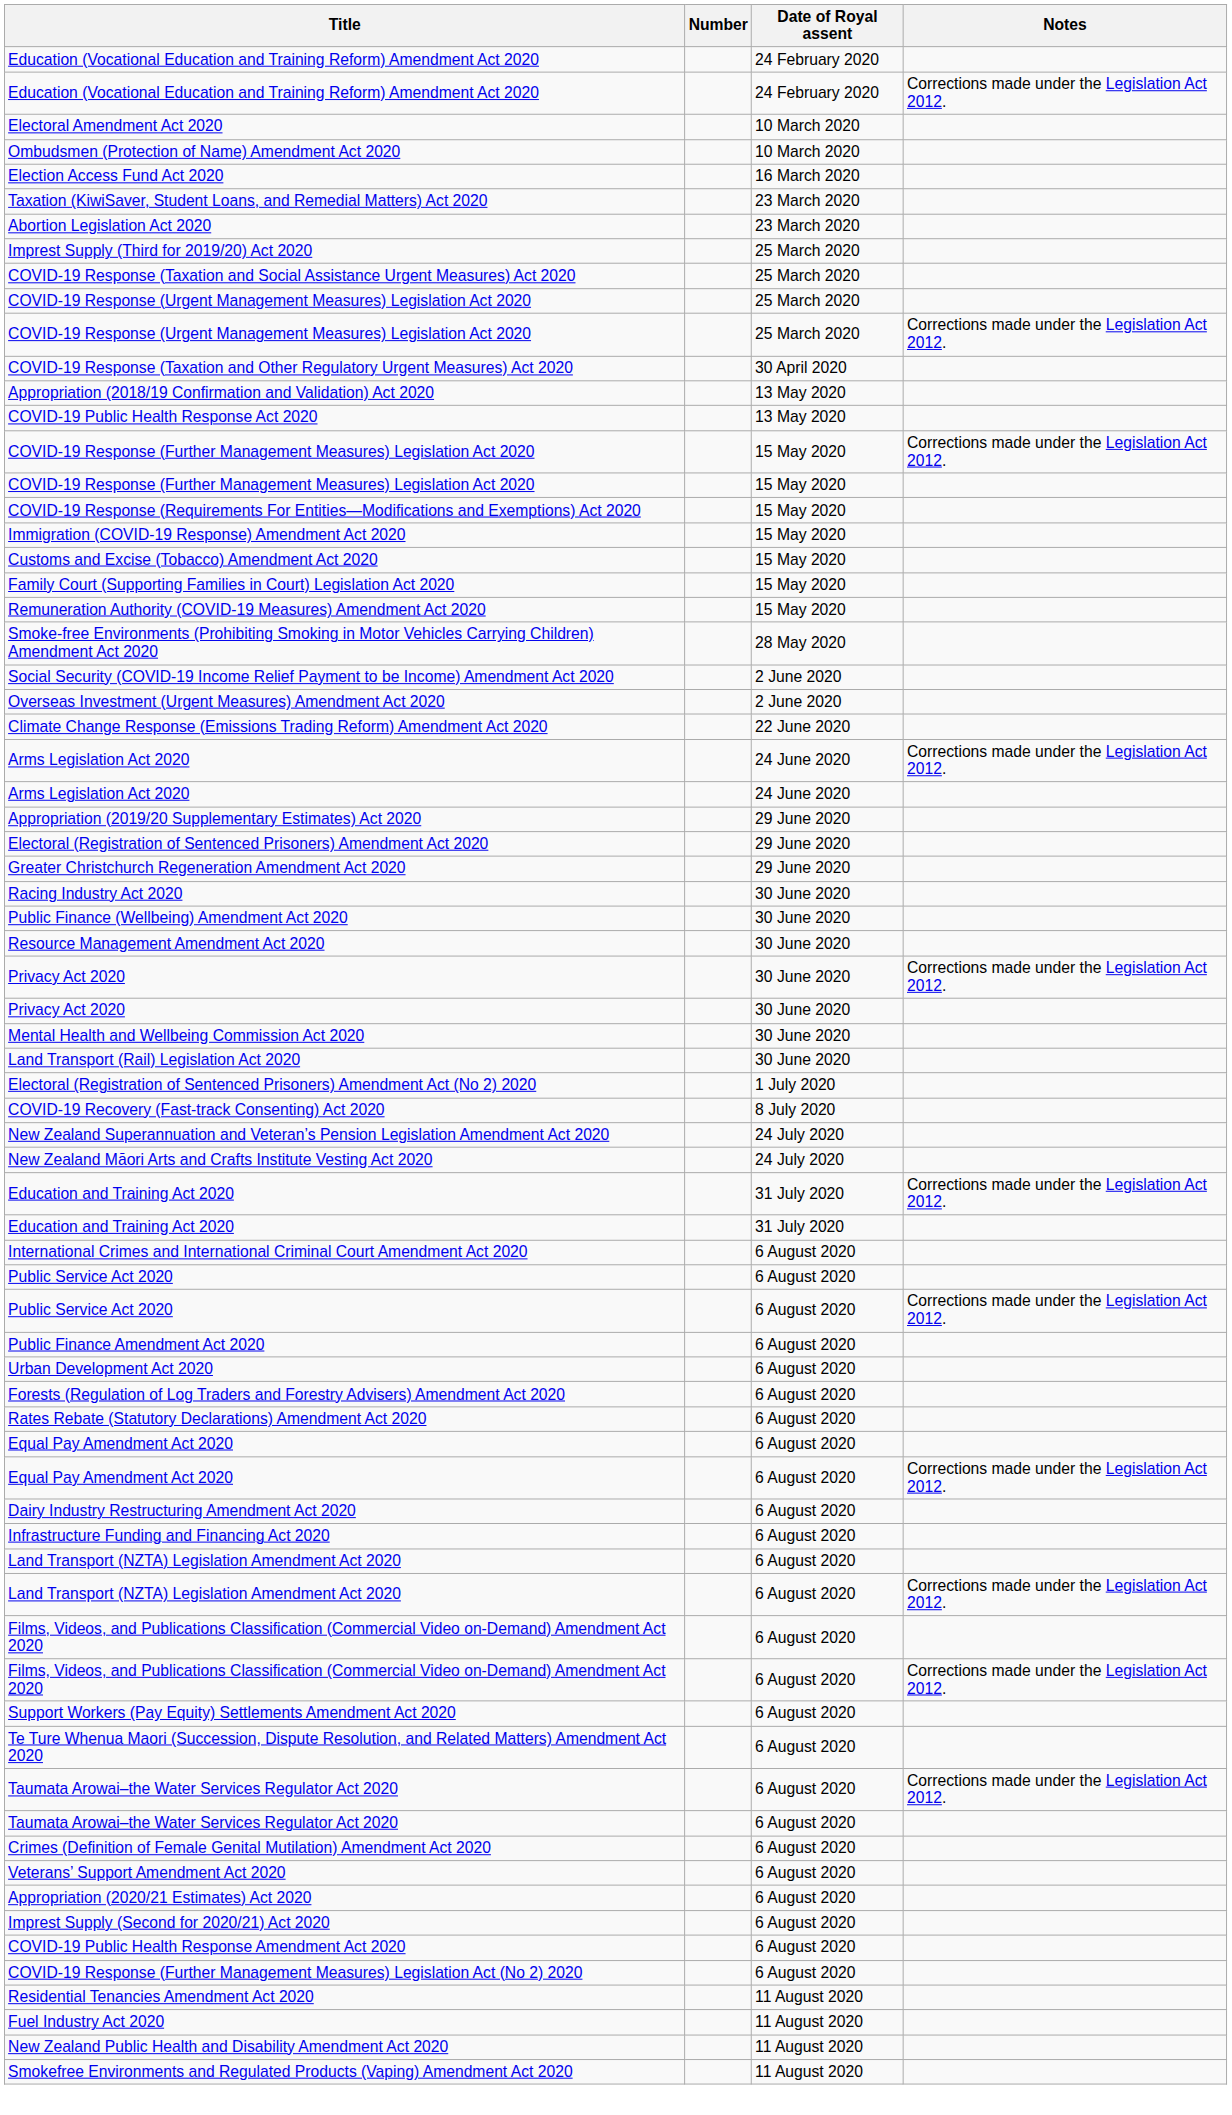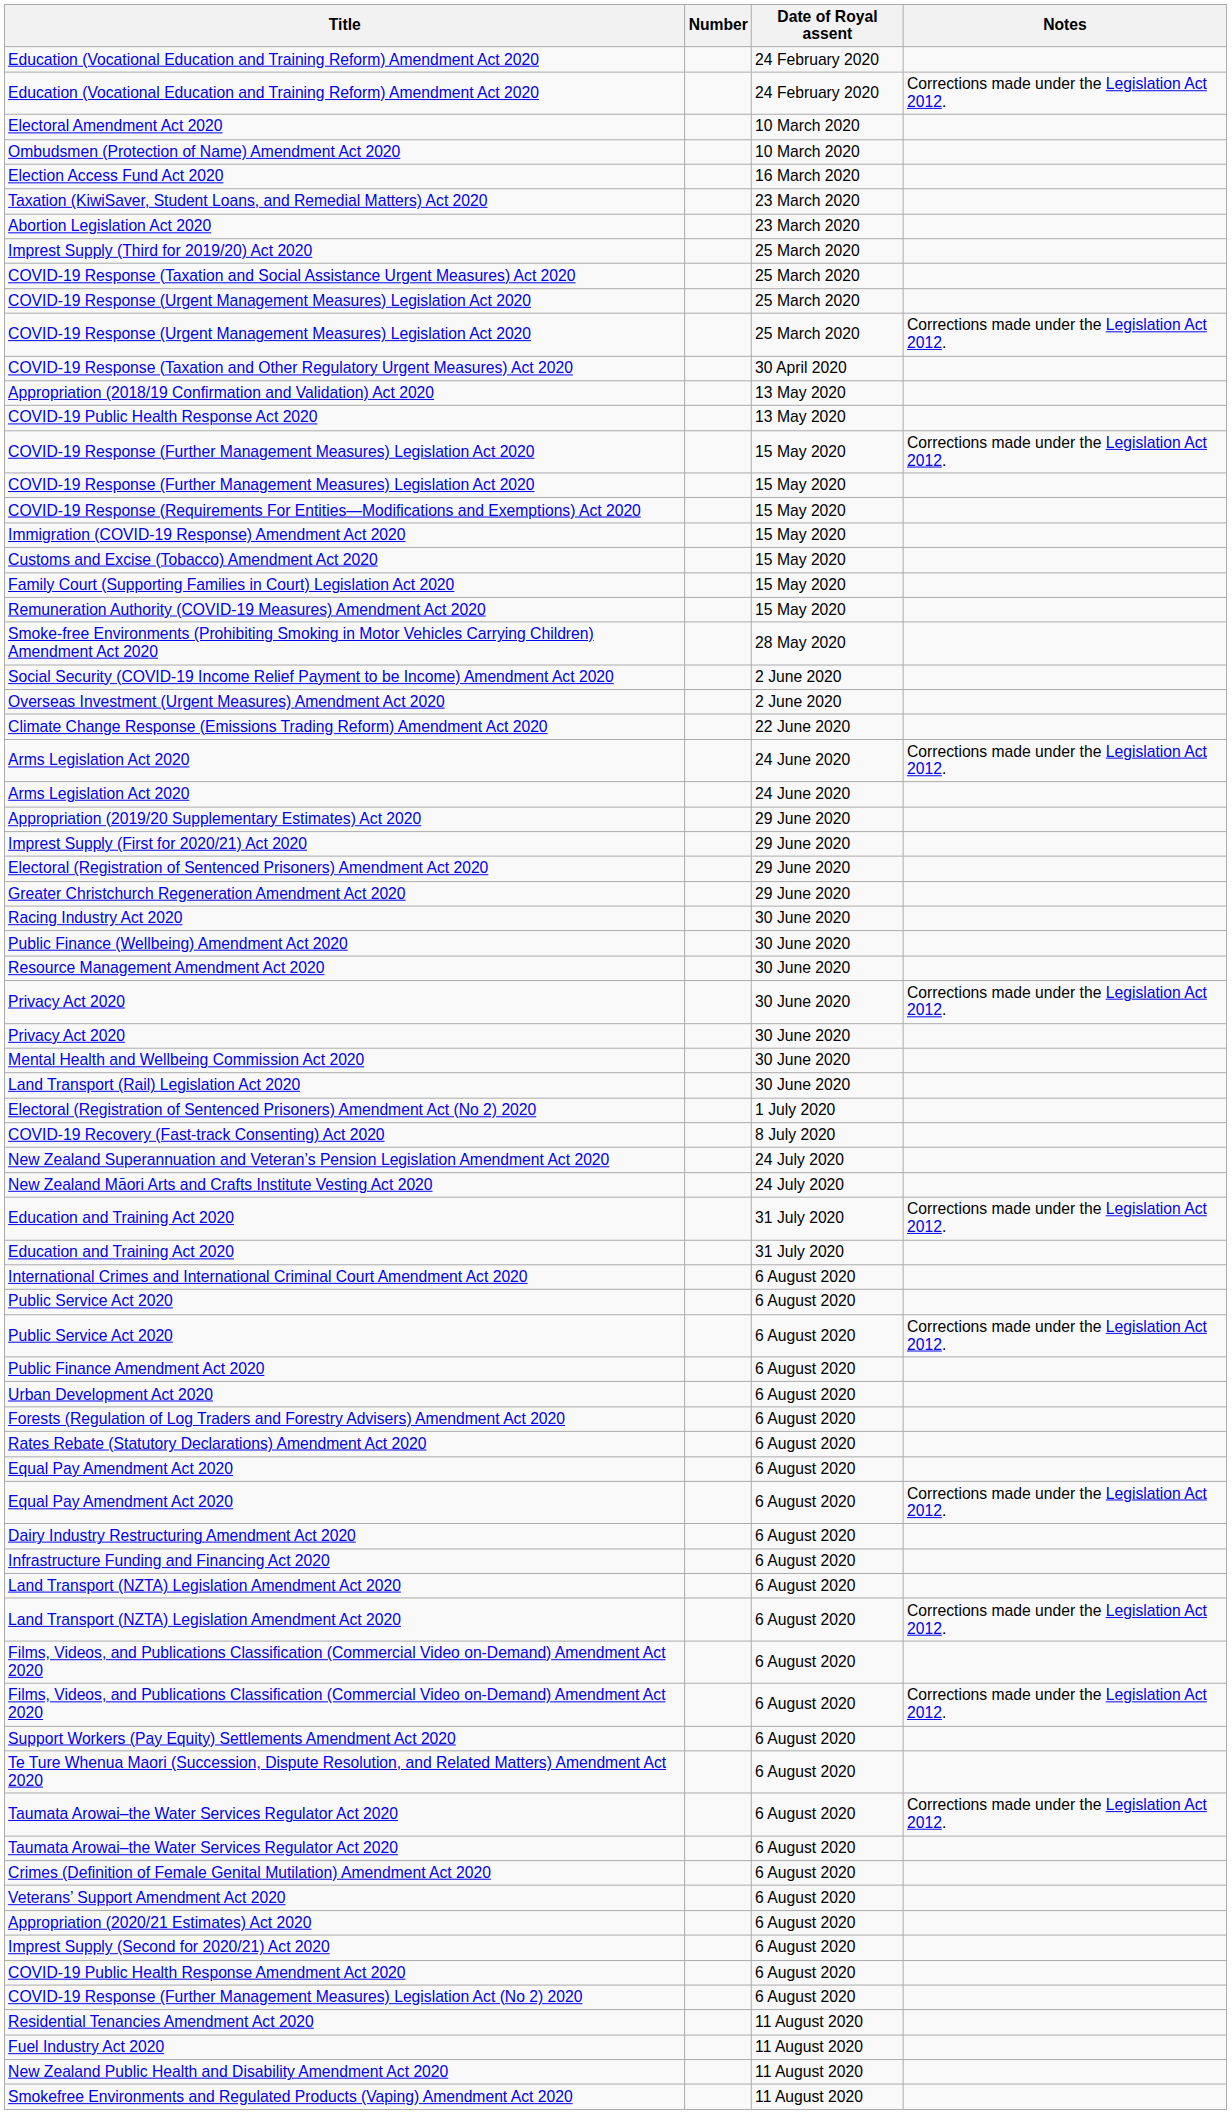+ row: (158, 843)
